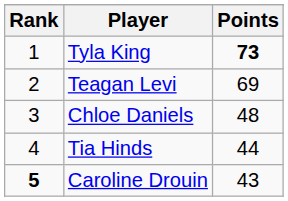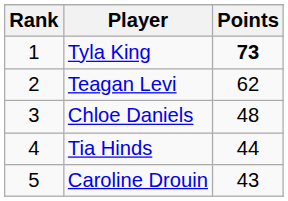(248, 84) 69 -> (248, 84) 62
(34, 180) bold -> (34, 180) normal
